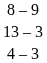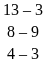rows swapped: (23, 32) <-> (23, 10)
